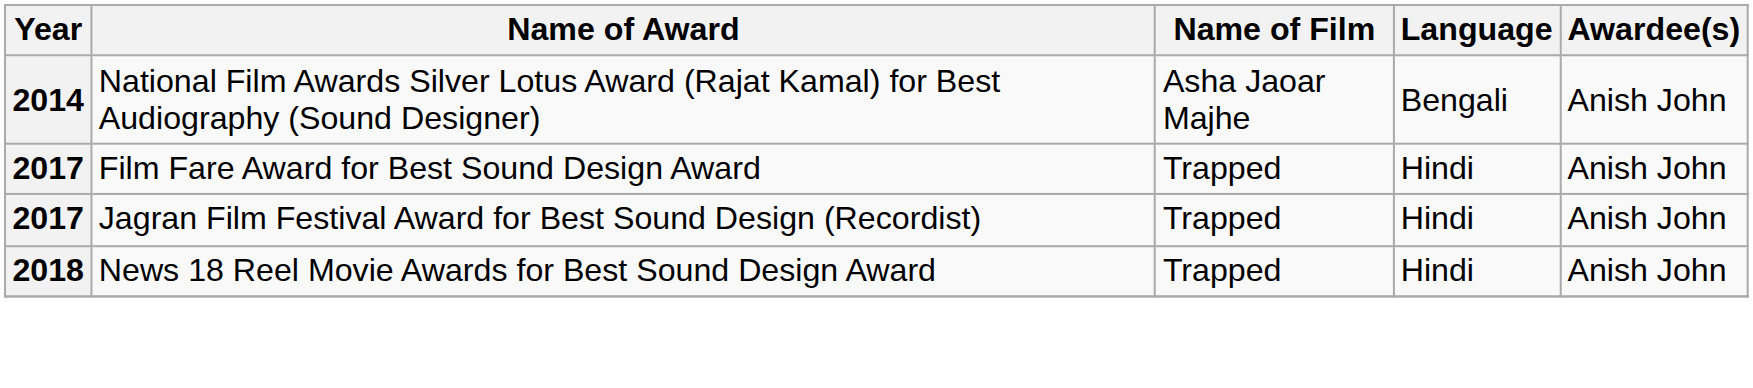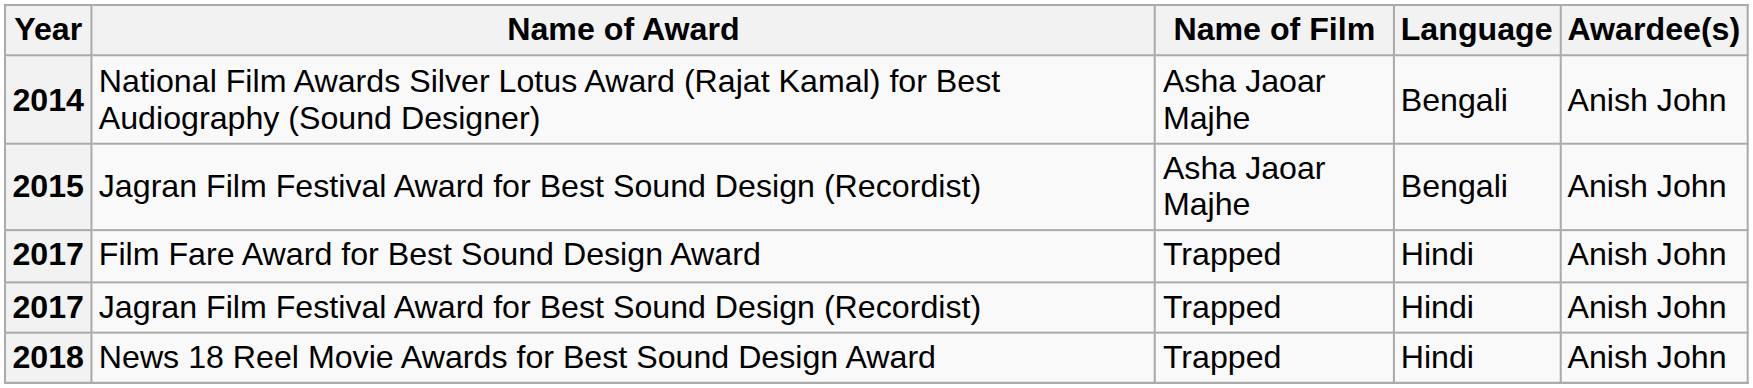+ row: (48, 186)
